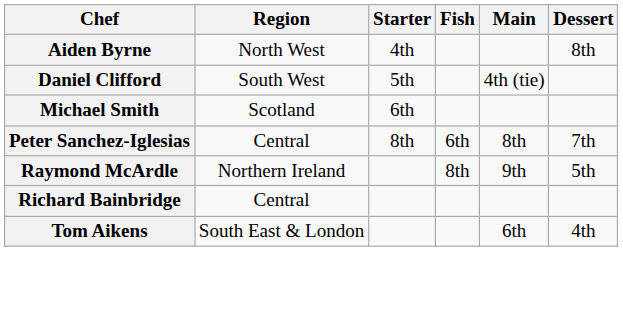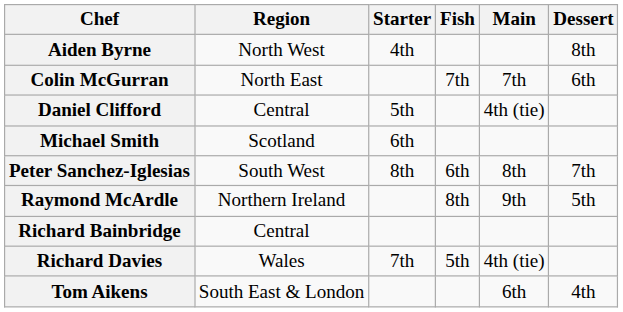+ row: (99, 79)
(282, 79) South West -> (282, 110) Central
(282, 140) Central -> (282, 170) South West
+ row: (99, 261)
